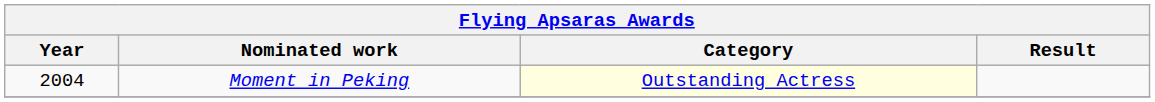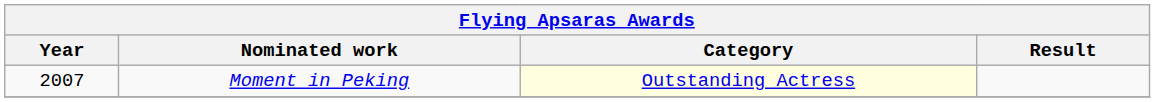(62, 81) 2004 -> (62, 81) 2007
